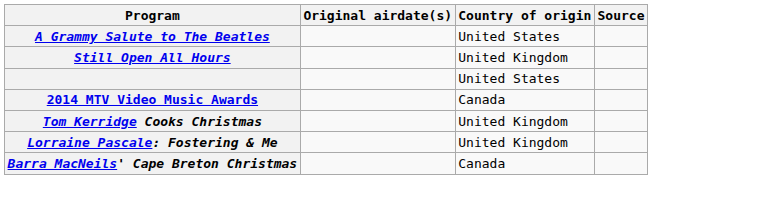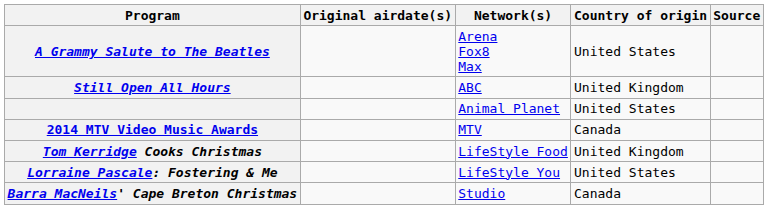+ column: (513, 15)
(513, 142) United Kingdom -> (625, 172) United States
